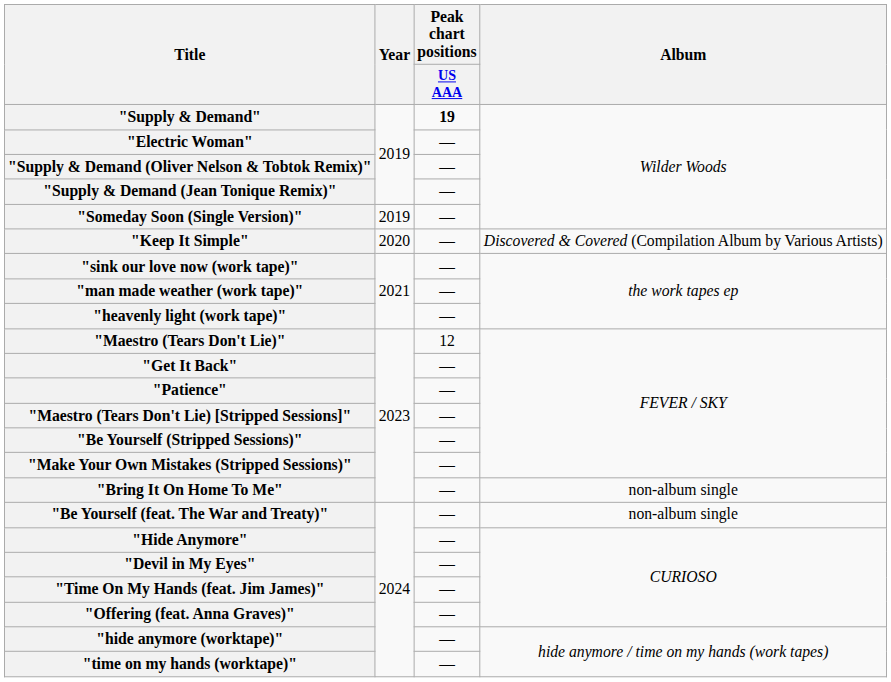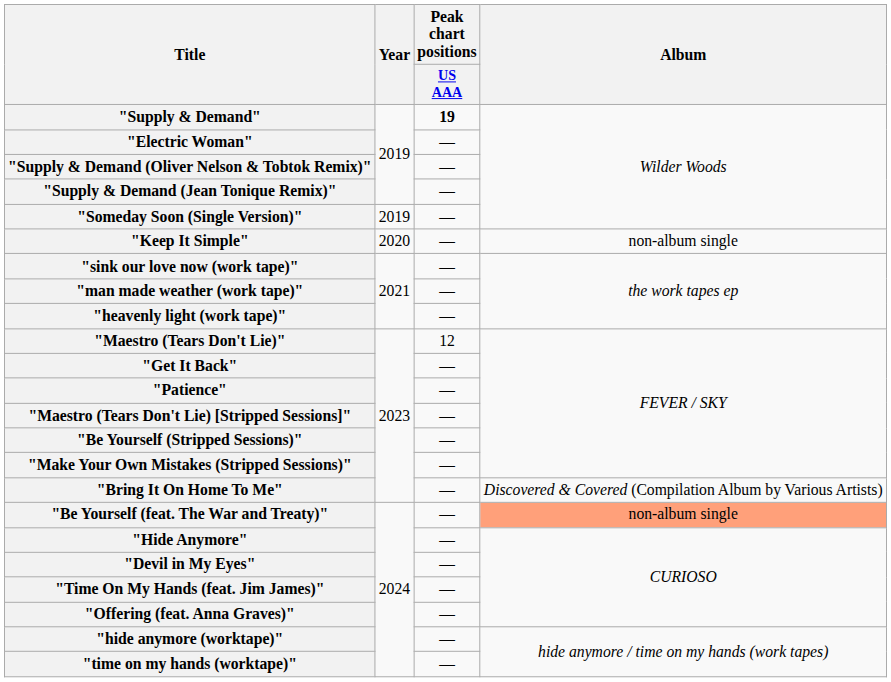(683, 241) Discovered & Covered (Compilation Album by Various Artists) -> (683, 241) non-album single
(683, 490) non-album single -> (683, 490) Discovered & Covered (Compilation Album by Various Artists)
(683, 514) no background -> (683, 514) lightsalmon background
